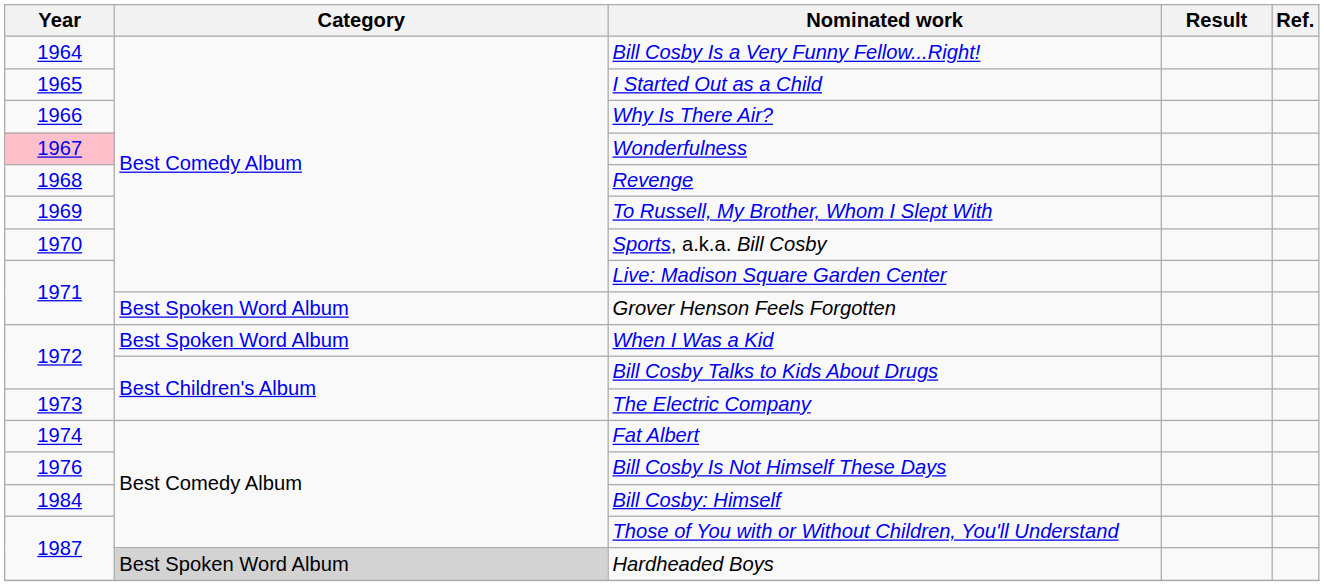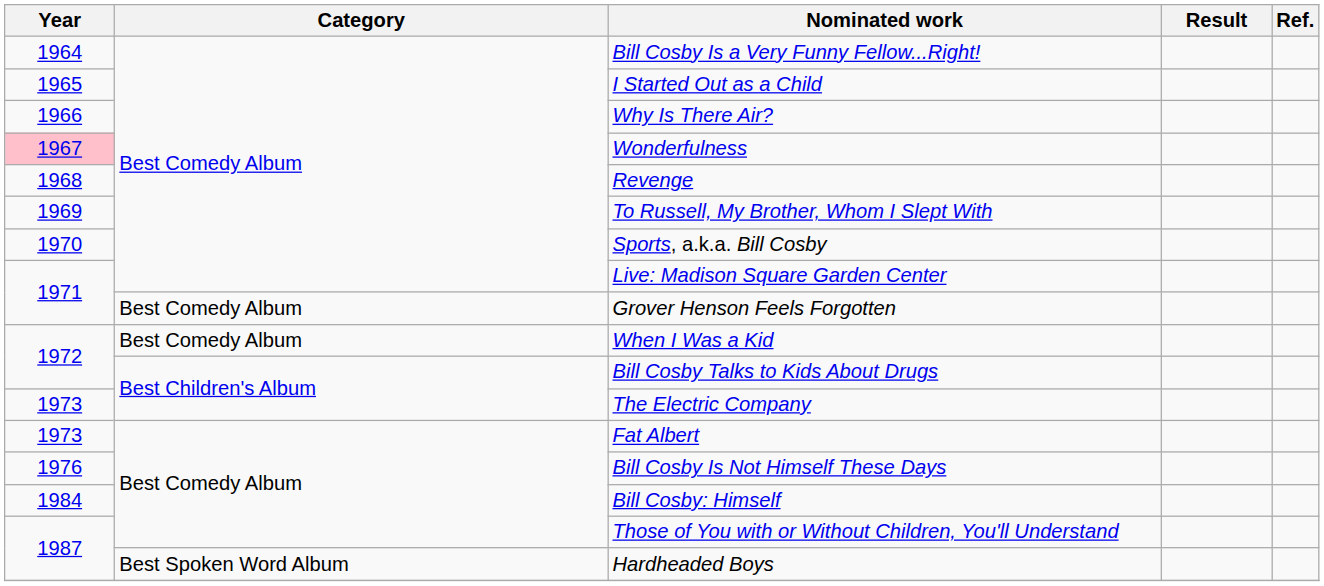(234, 308) Best Spoken Word Album -> (211, 308) Best Comedy Album
(234, 340) Best Spoken Word Album -> (211, 340) Best Comedy Album
(60, 436) 1974 -> (60, 436) 1973
(234, 564) lightgrey background -> (234, 564) no background
